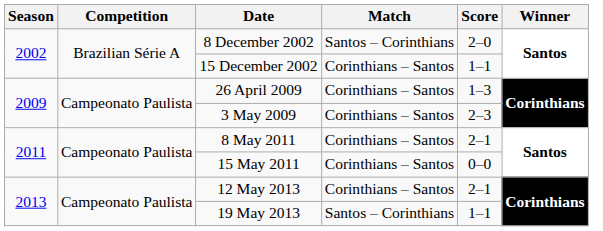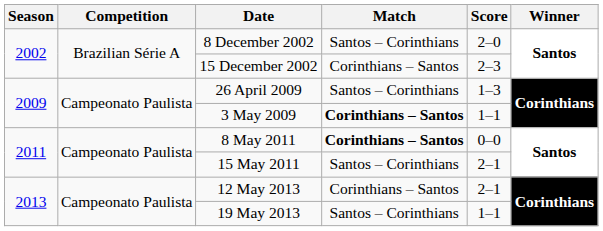(480, 66) 1–1 -> (489, 66) 2–3
(389, 90) Corinthians – Santos -> (394, 90) Santos – Corinthians
(389, 115) normal -> (394, 115) bold
(480, 115) 2–3 -> (489, 115) 1–1
(389, 139) normal -> (394, 139) bold
(480, 139) 2–1 -> (489, 139) 0–0
(389, 164) Corinthians – Santos -> (394, 164) Santos – Corinthians
(480, 164) 0–0 -> (489, 164) 2–1
